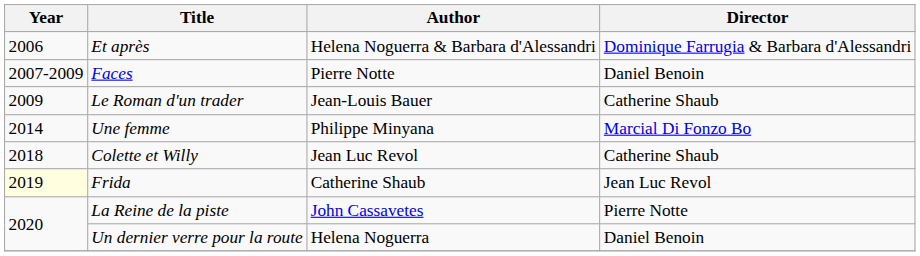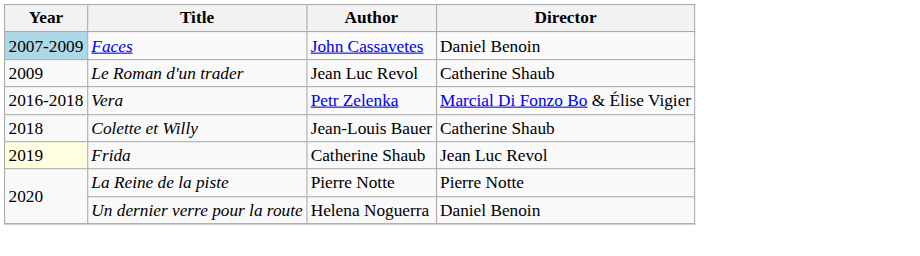- row: (120, 45)
(46, 73) no background -> (46, 45) lightblue background
(353, 73) Pierre Notte -> (367, 45) John Cassavetes
(371, 100) Jean-Louis Bauer -> (364, 73) Jean Luc Revol
- row: (130, 127)
+ row: (107, 100)
(364, 155) Jean Luc Revol -> (371, 127) Jean-Louis Bauer
(367, 210) John Cassavetes -> (353, 182) Pierre Notte
